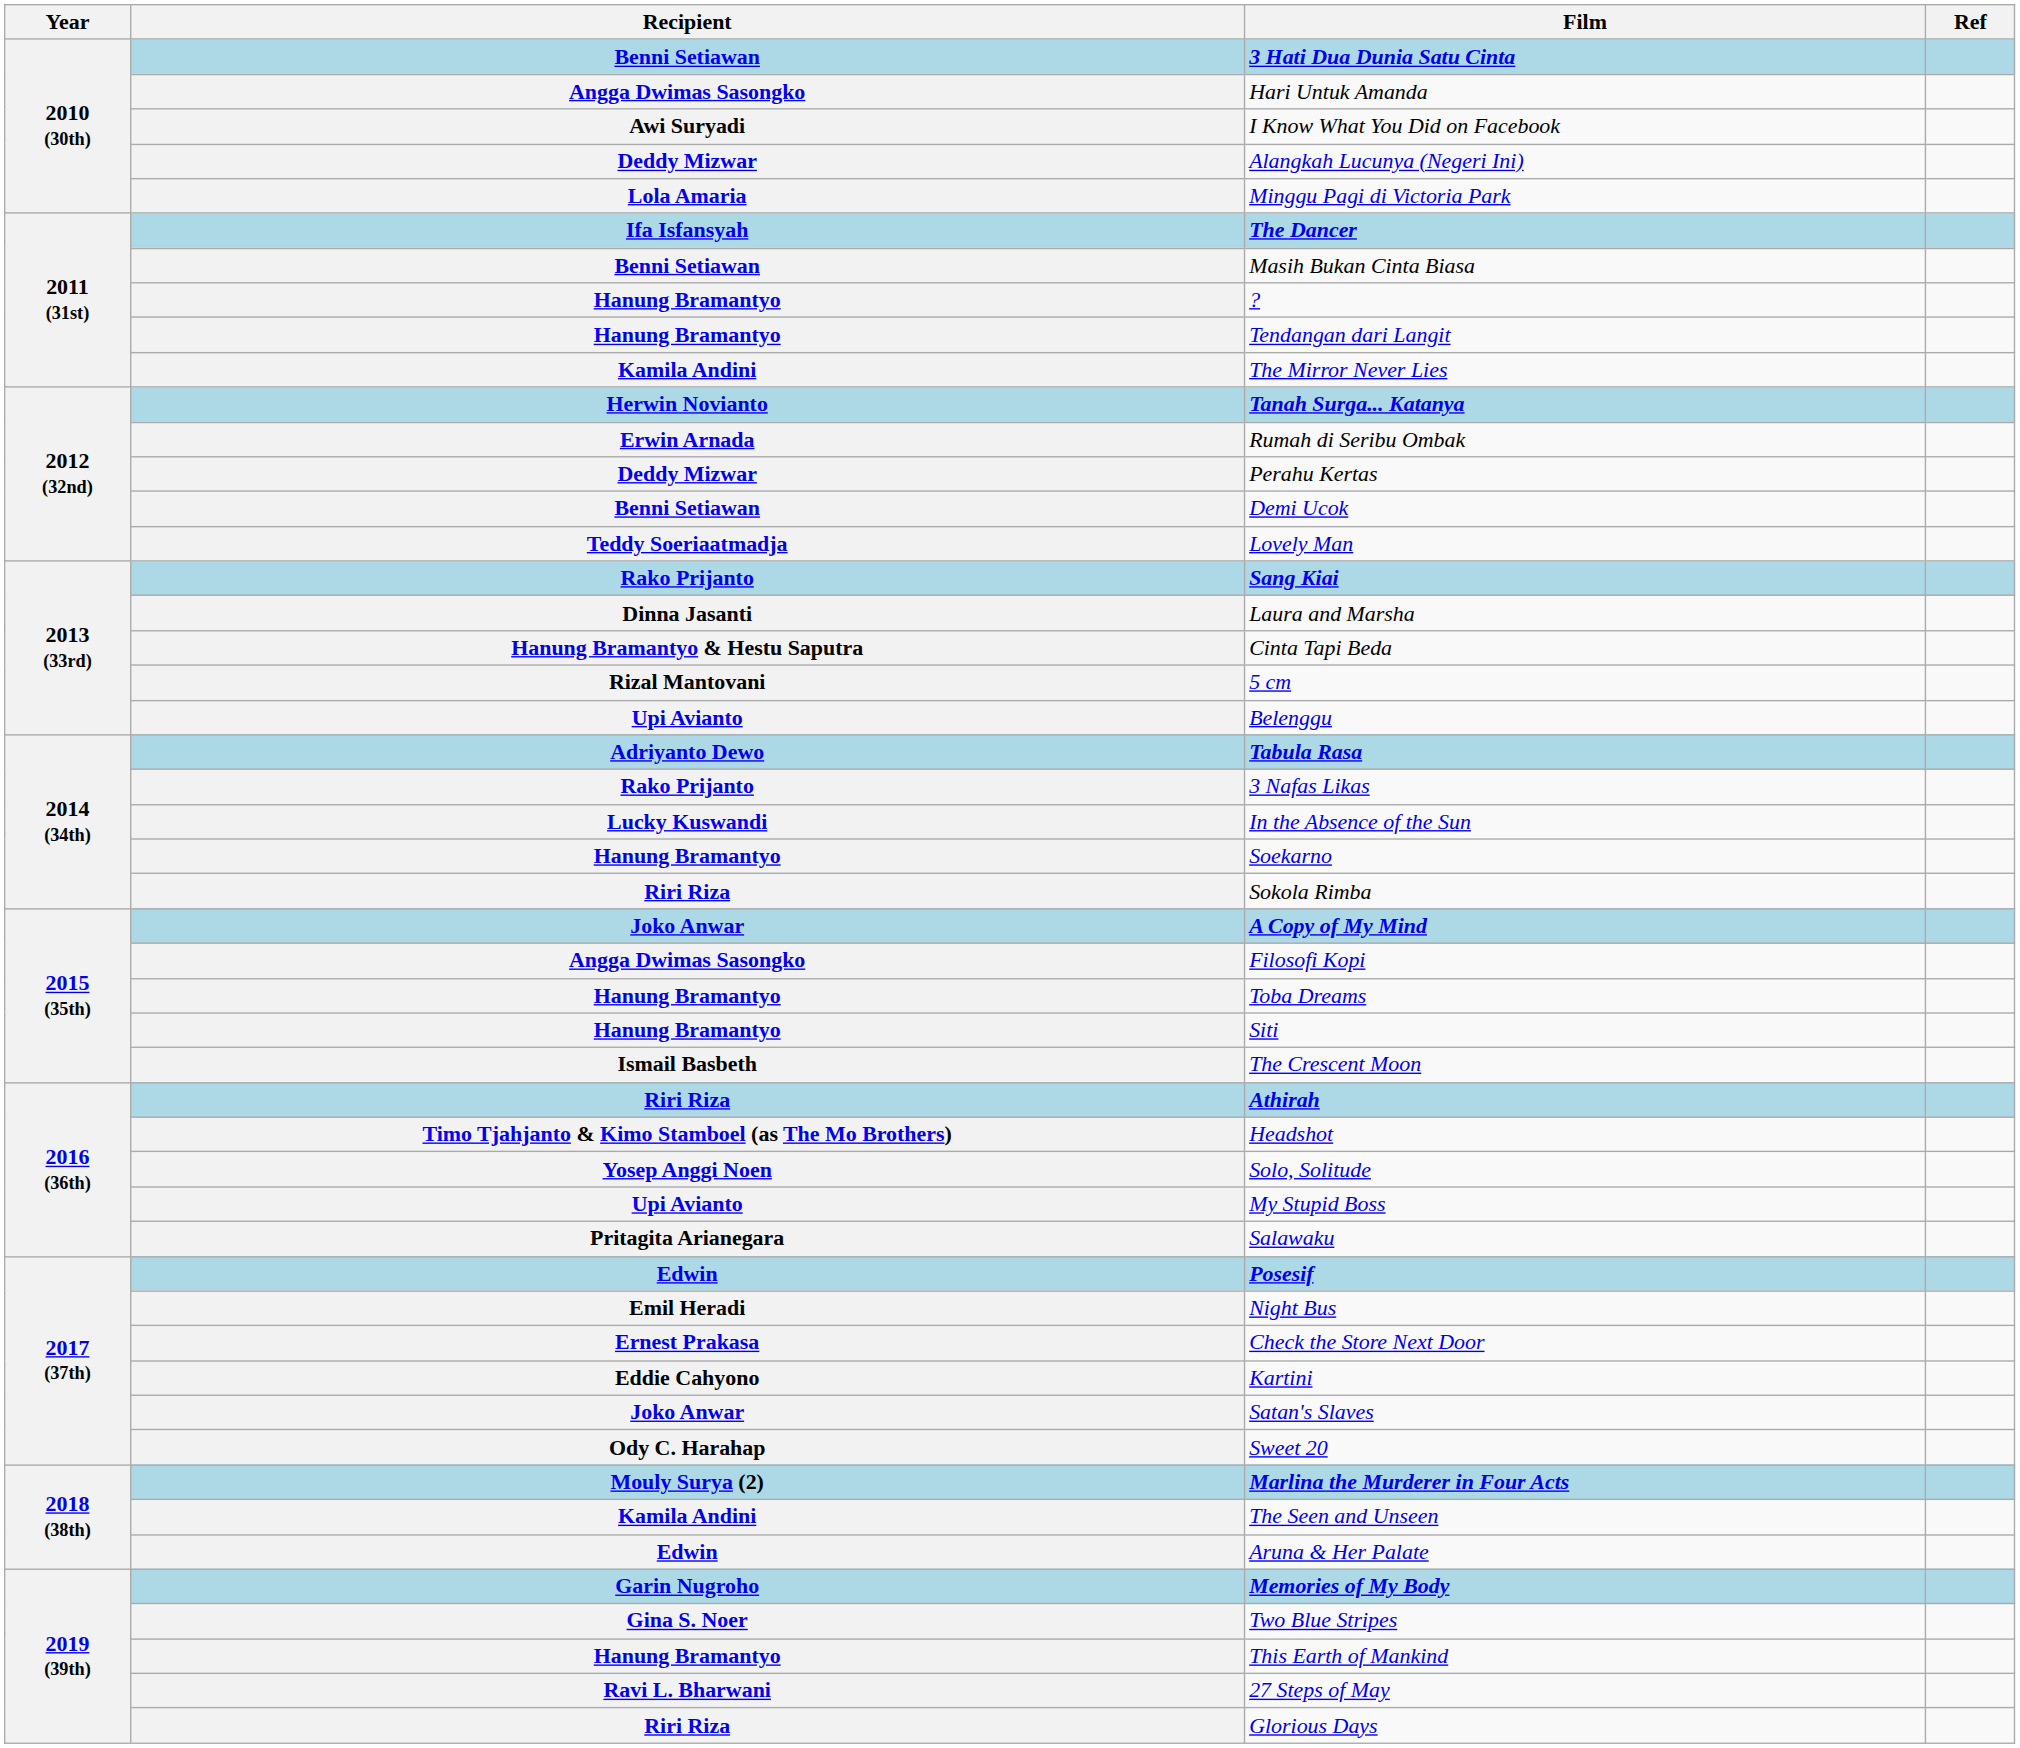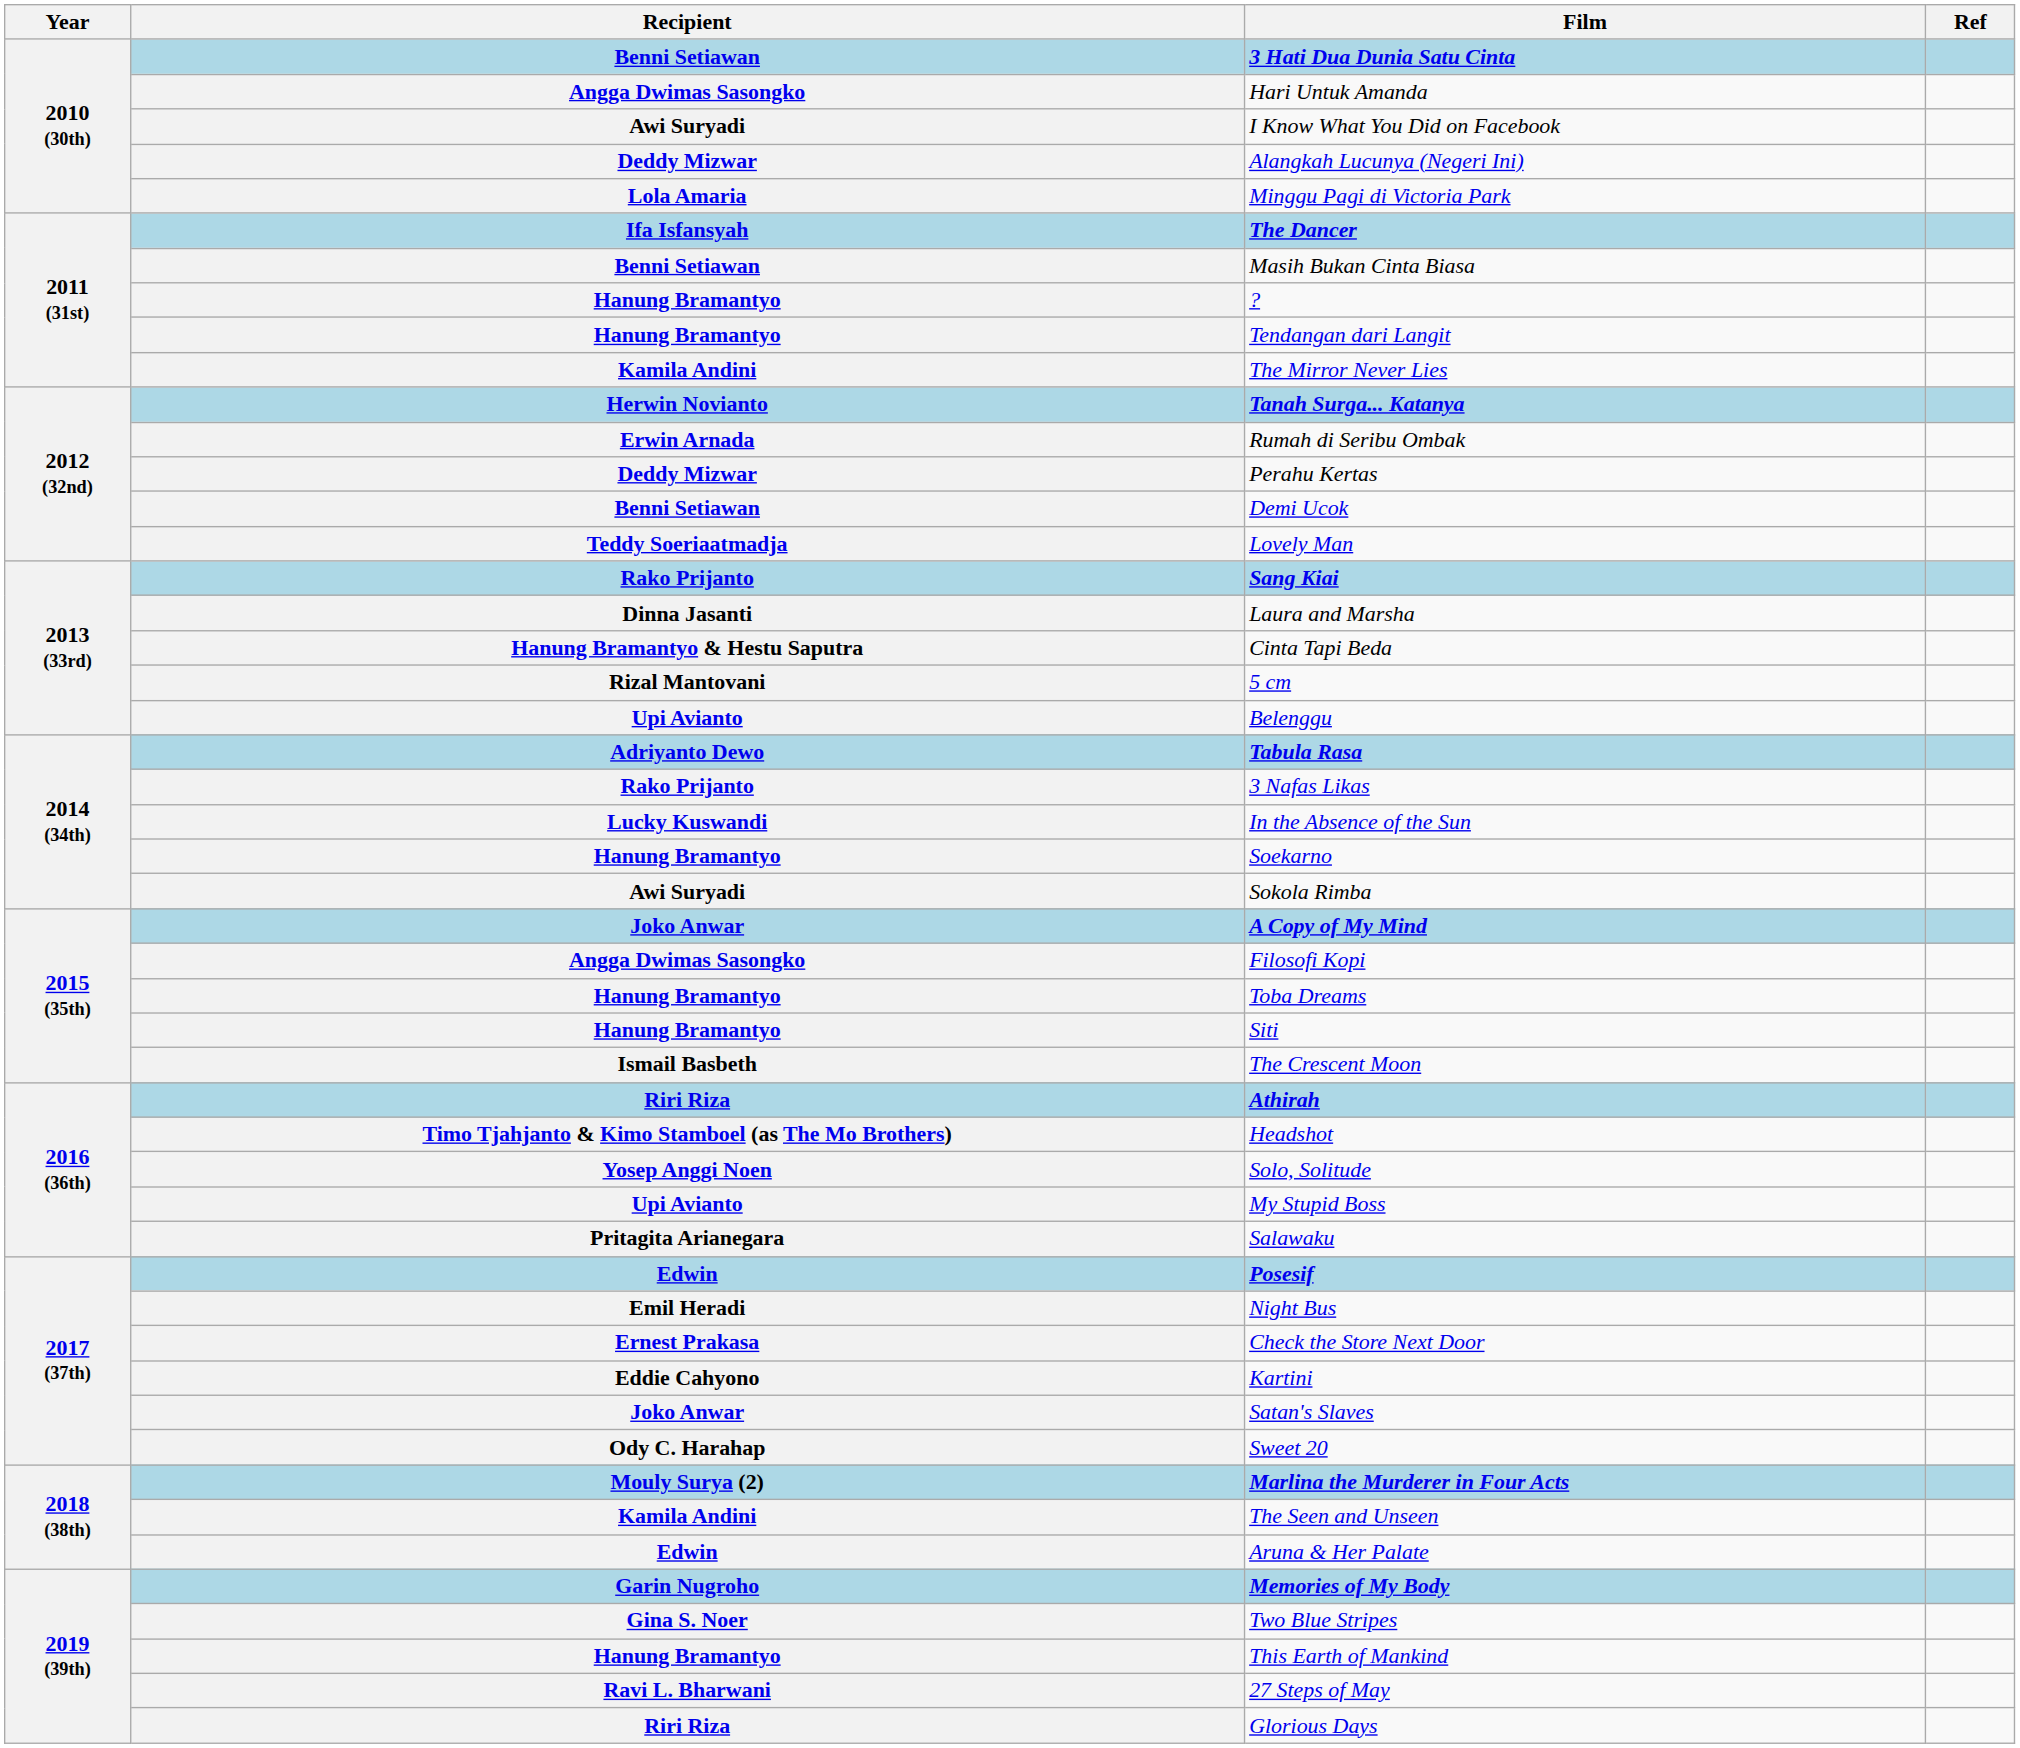(687, 890) Riri Riza -> (687, 890) Awi Suryadi
